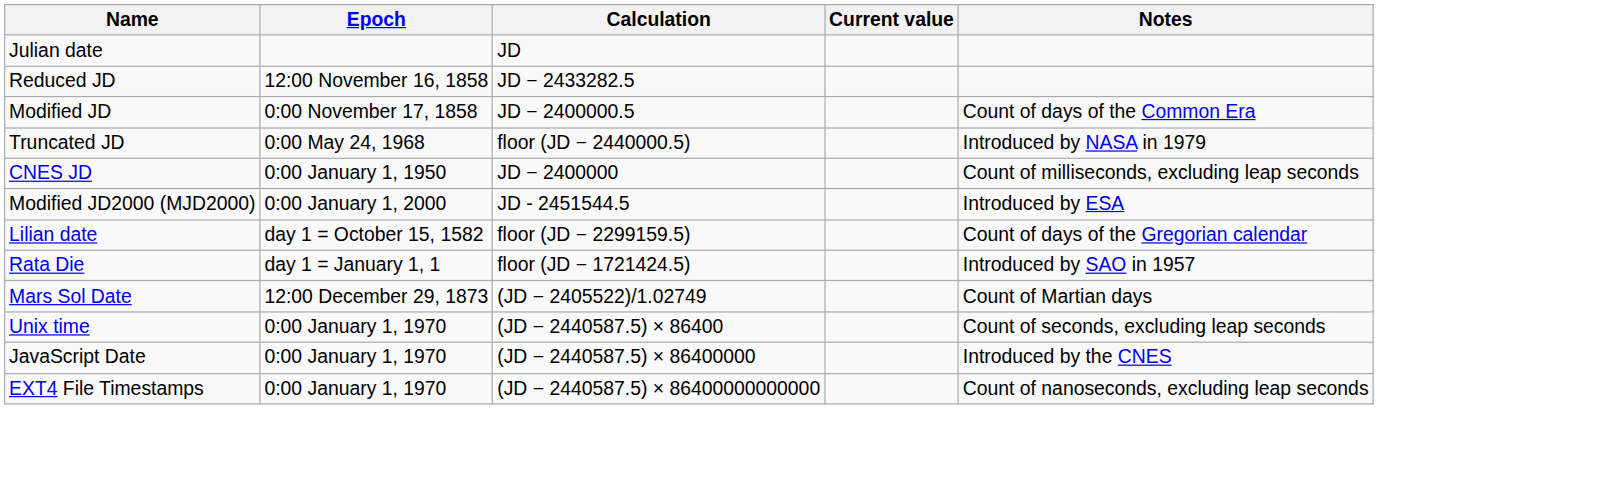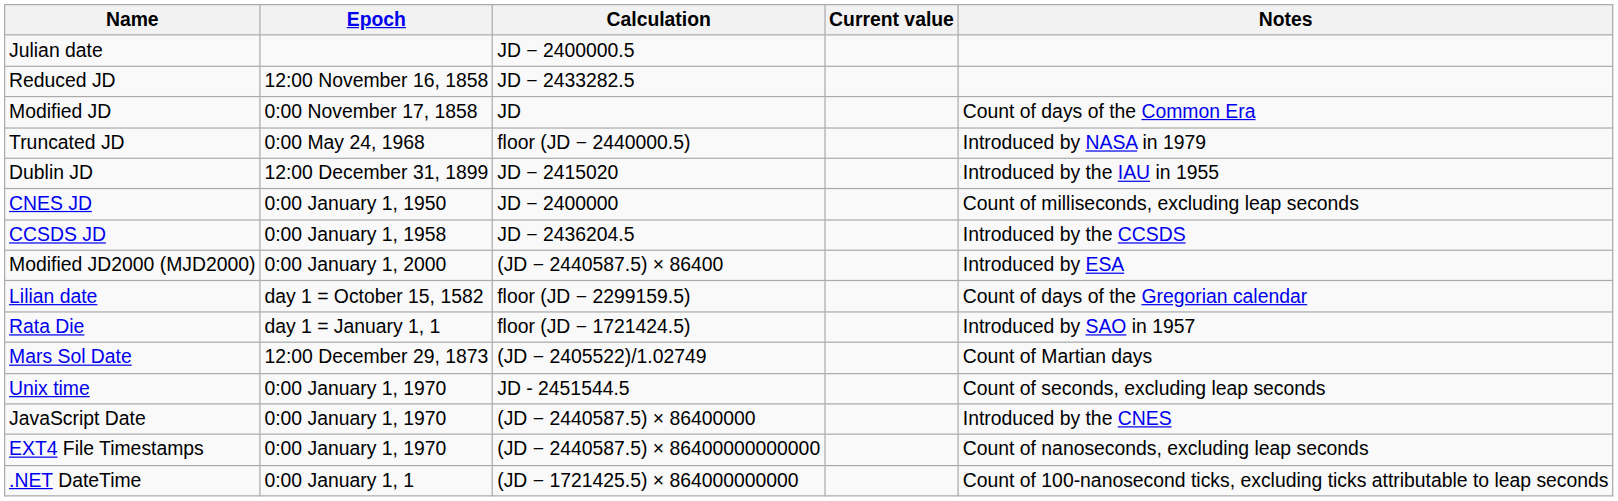(509, 50) JD -> (566, 50) JD − 2400000.5
(566, 111) JD − 2400000.5 -> (509, 111) JD
+ row: (51, 173)
+ row: (57, 234)
(563, 204) JD - 2451544.5 -> (610, 265) (JD − 2440587.5) × 86400
(610, 326) (JD − 2440587.5) × 86400 -> (563, 388) JD - 2451544.5
+ row: (75, 480)
